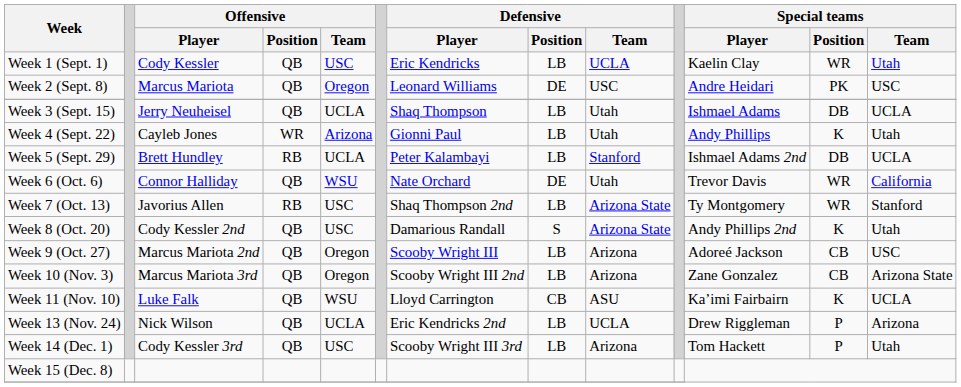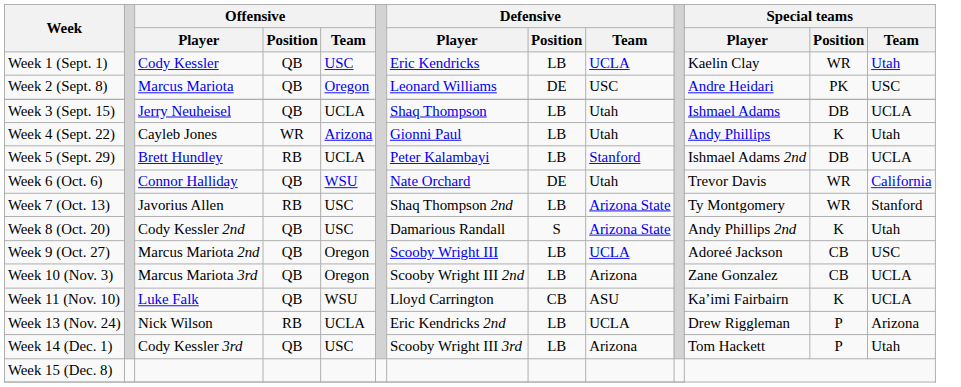(613, 252) Arizona -> (609, 252) UCLA
(912, 275) Arizona State -> (891, 275) UCLA
(292, 323) QB -> (292, 323) RB
